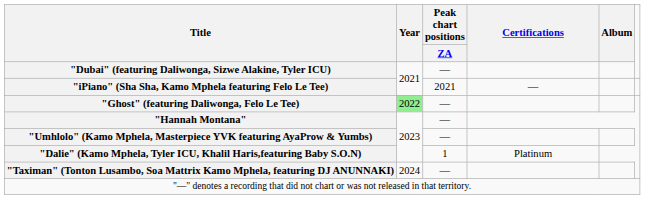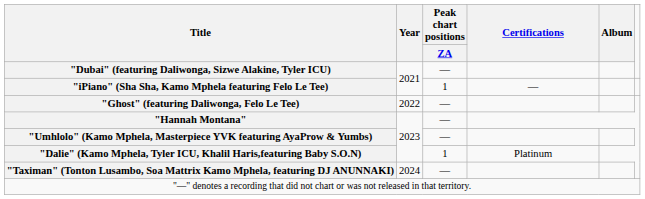(445, 86) 2021 -> (445, 86) 1
(410, 103) lightgreen background -> (410, 103) no background
